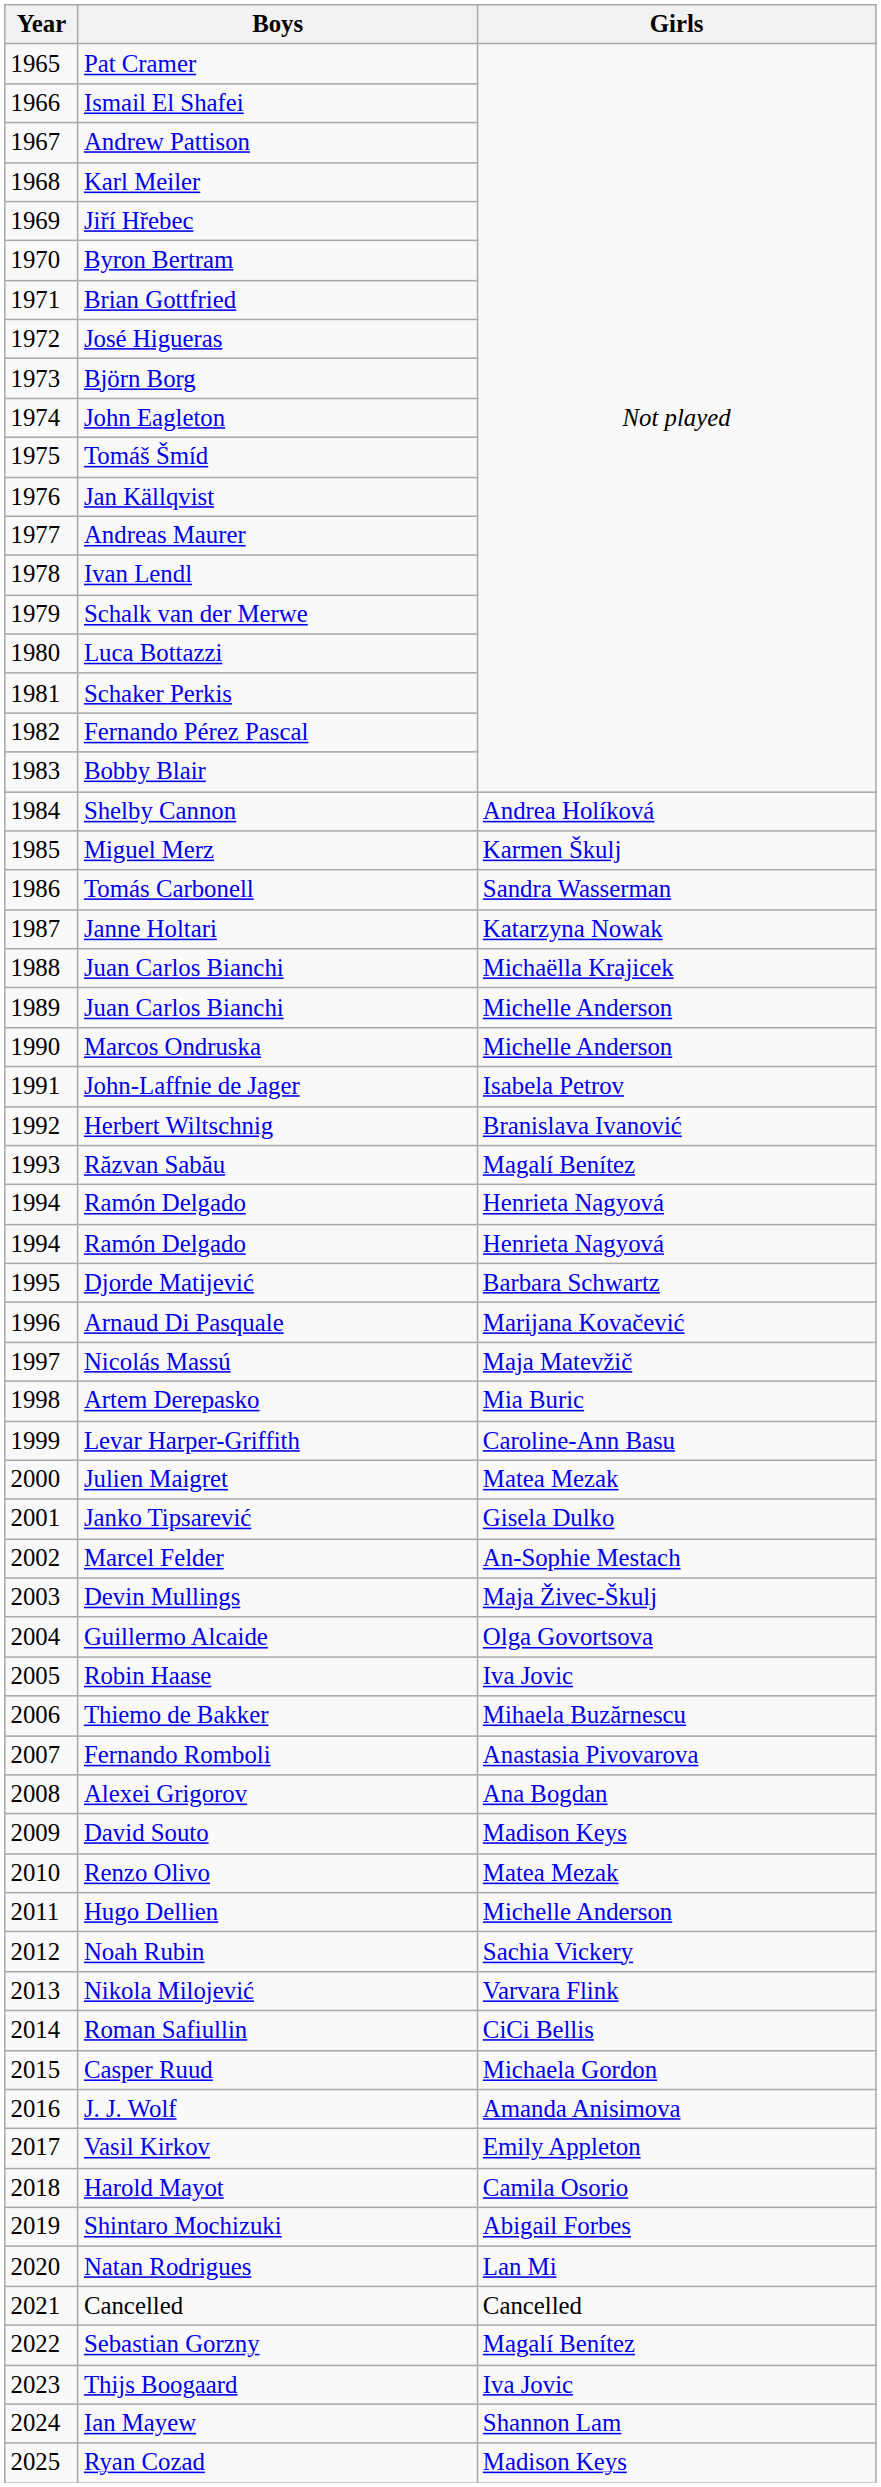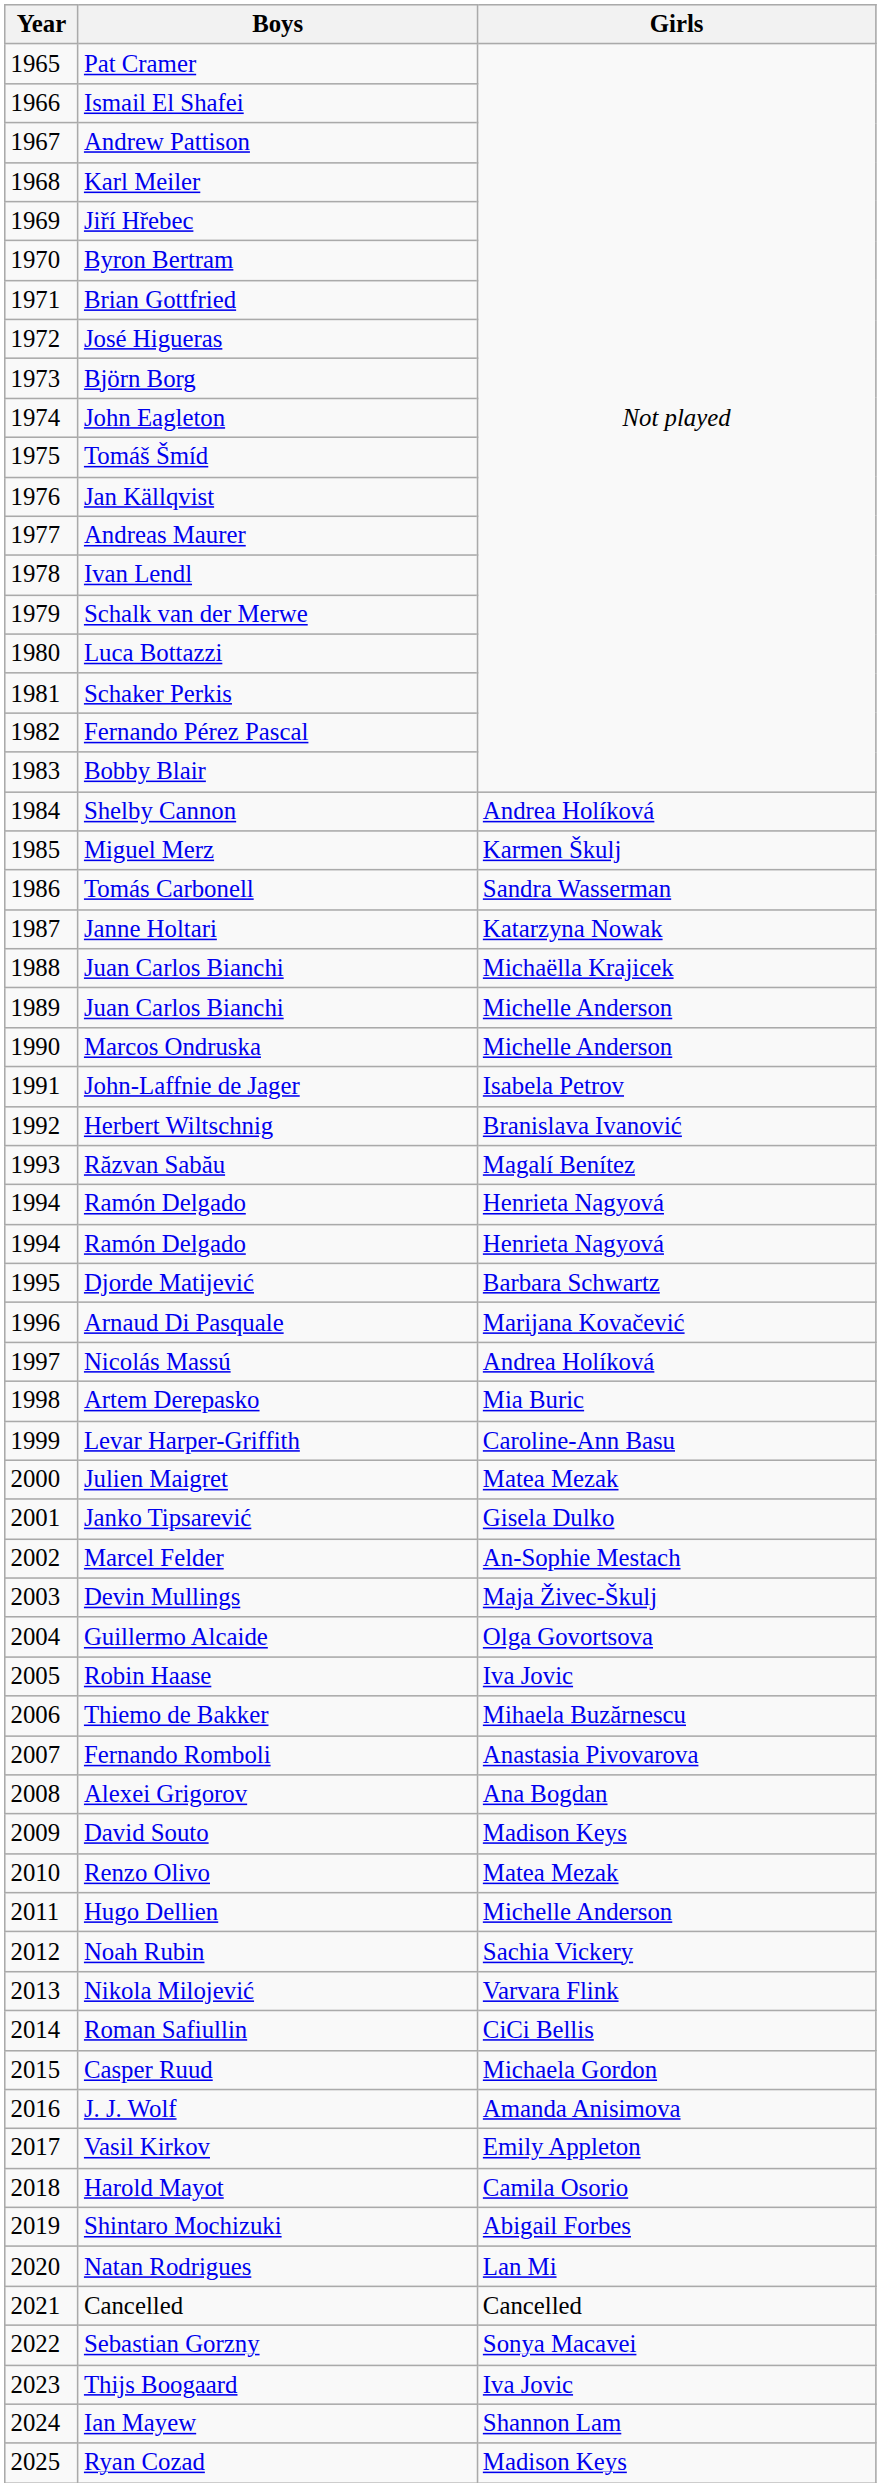(558, 1361) Maja Matevžič -> (569, 1361) Andrea Holíková
(559, 2344) Magalí Benítez -> (560, 2344) Sonya Macavei
